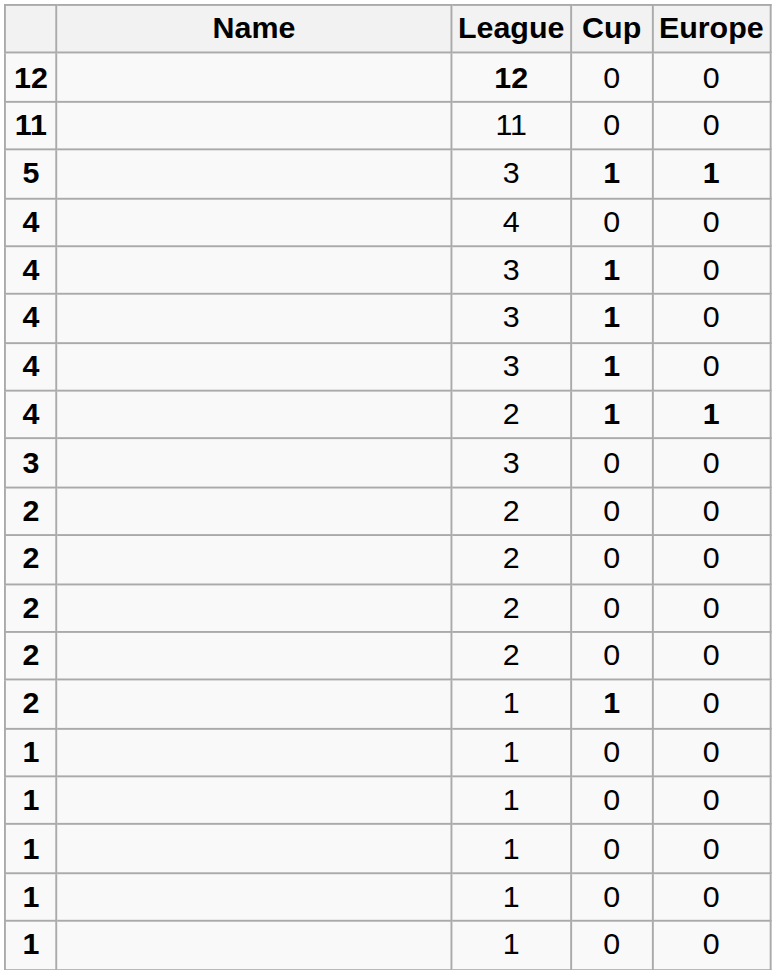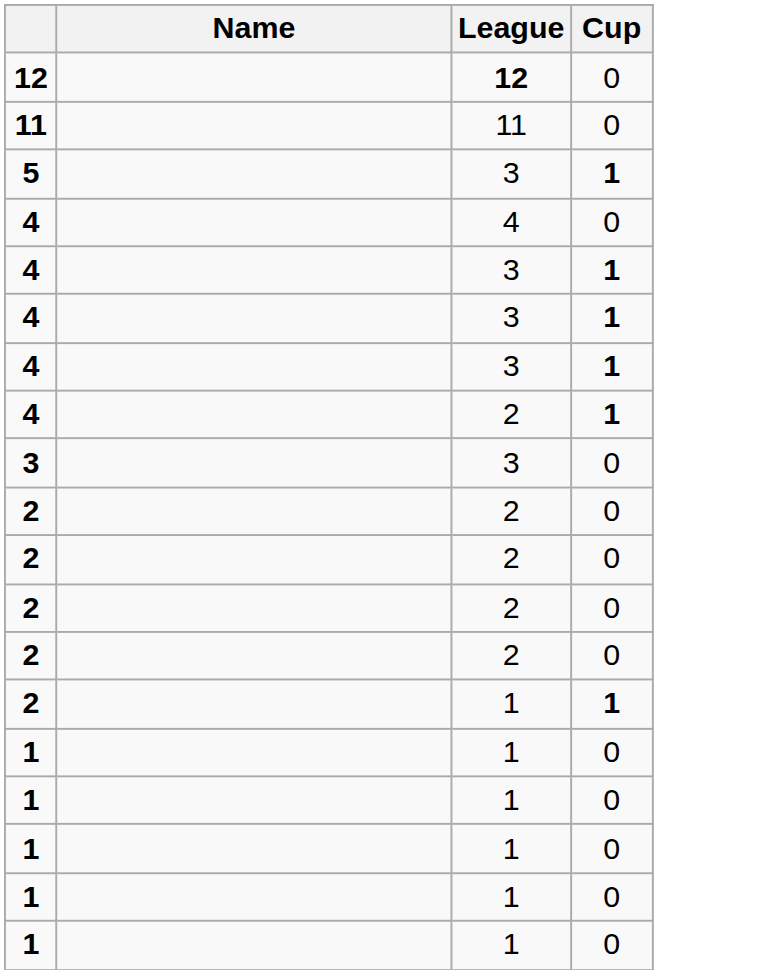- column: (711, 28)
